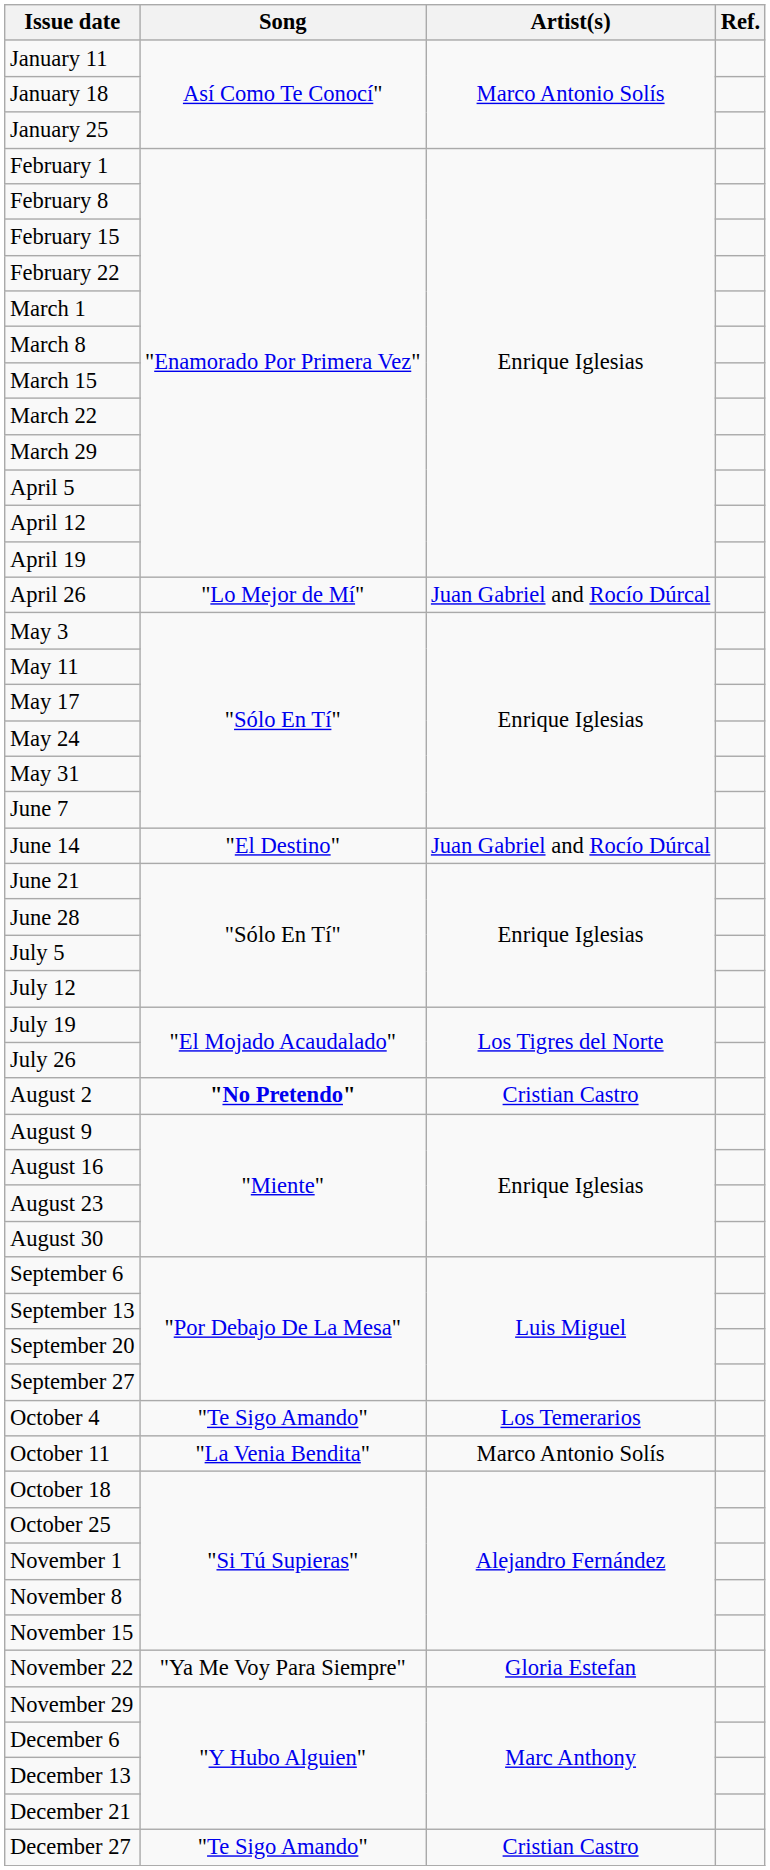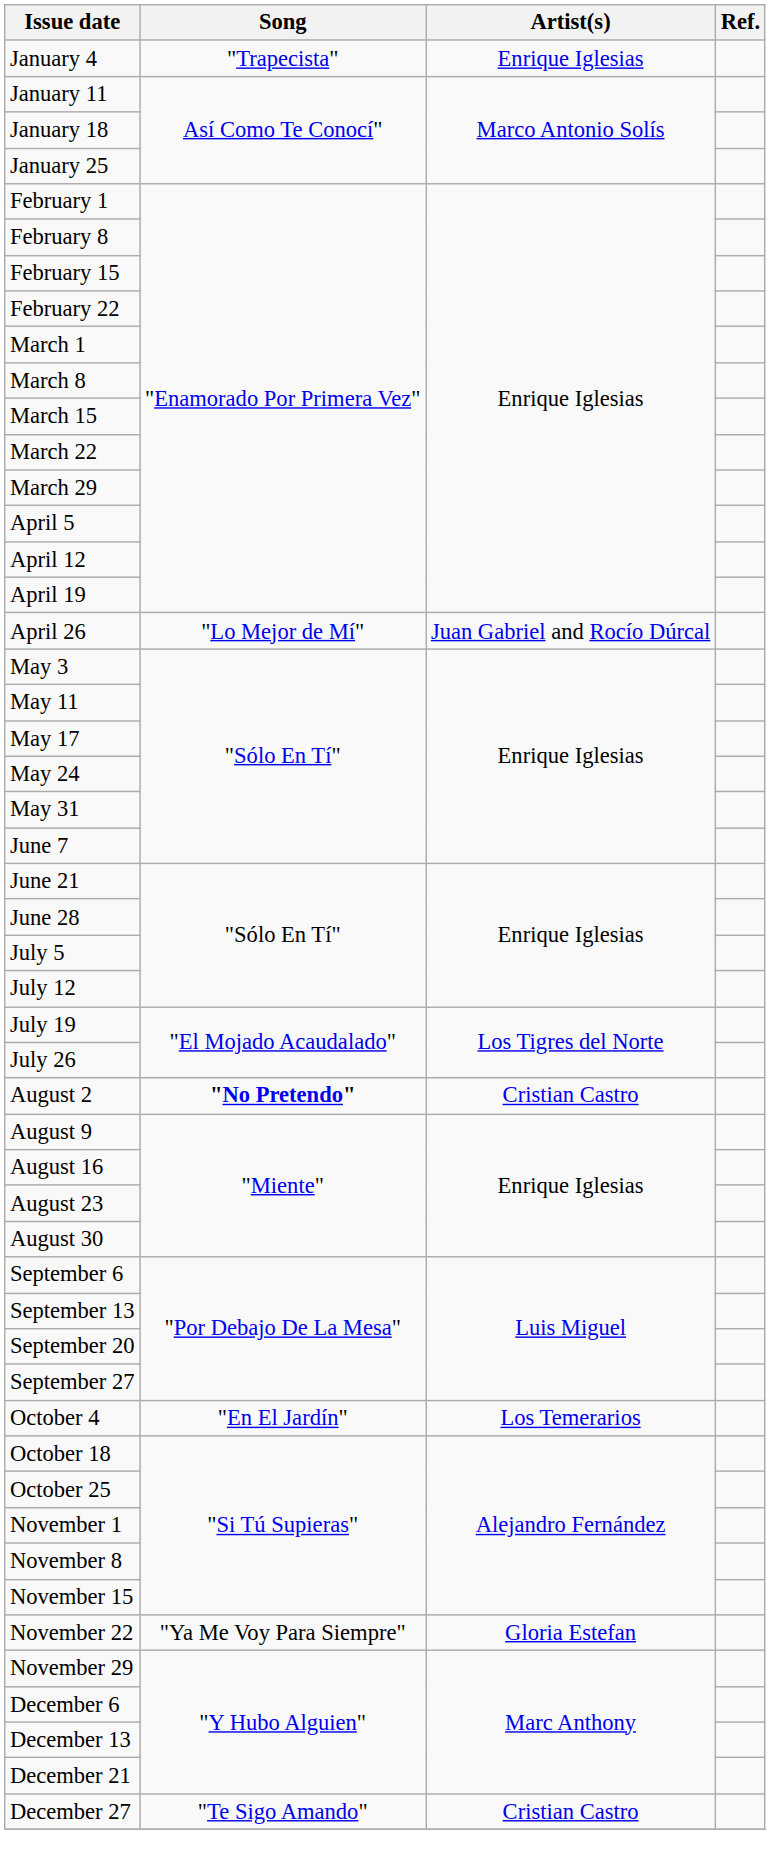+ row: (53, 58)
- row: (45, 845)
(283, 1417) "Te Sigo Amando" -> (283, 1417) "En El Jardín"
- row: (60, 1453)
